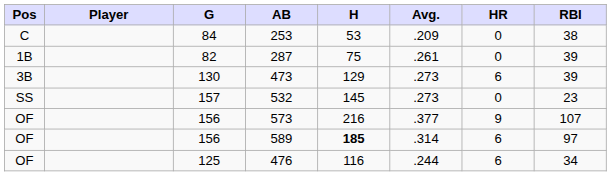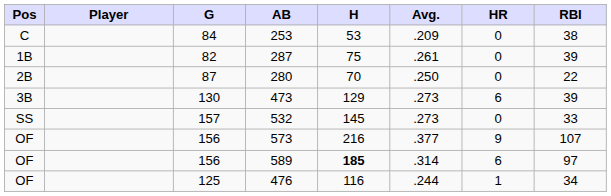+ row: (281, 77)
(570, 98) 23 -> (570, 118) 33
(498, 160) 6 -> (498, 181) 1
